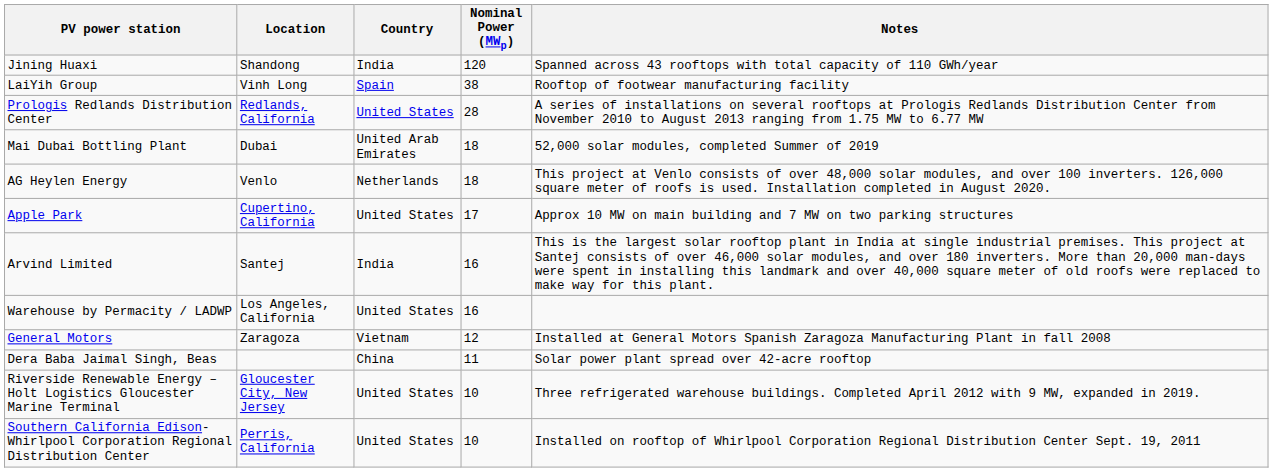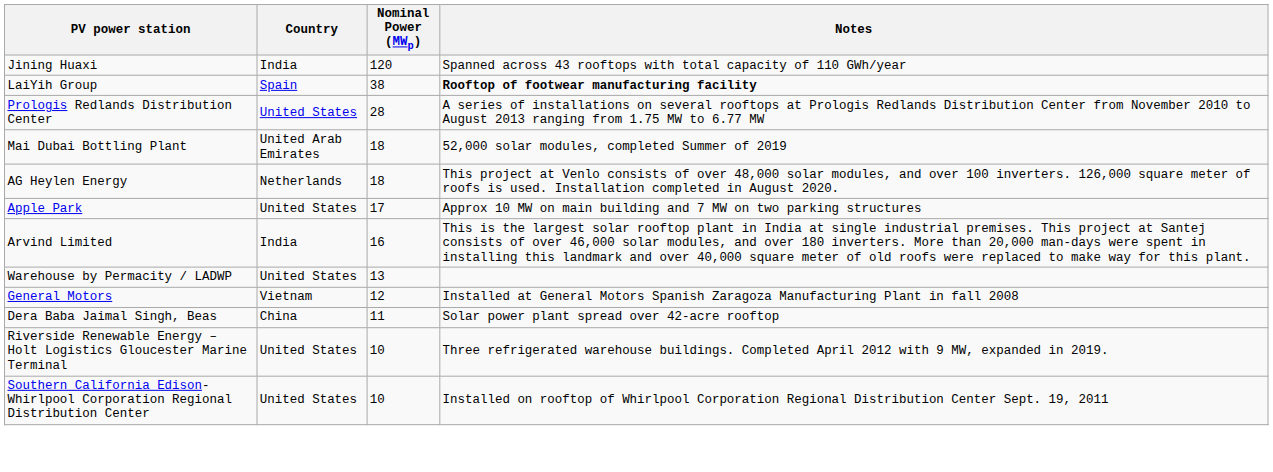- column: (295, 30)
(692, 86) normal -> (600, 86) bold
(471, 313) 16 -> (377, 277) 13
